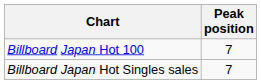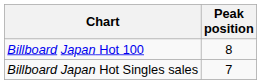(229, 49) 7 -> (229, 49) 8
